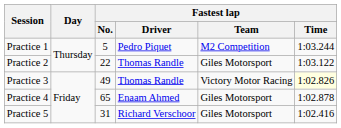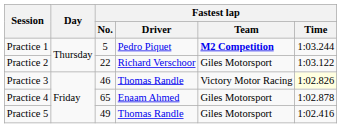(235, 46) normal -> (237, 46) bold
(151, 63) Thomas Randle -> (157, 63) Richard Verschoor
(105, 80) 49 -> (105, 80) 46
(105, 114) 31 -> (105, 114) 49
(157, 114) Richard Verschoor -> (151, 114) Thomas Randle
